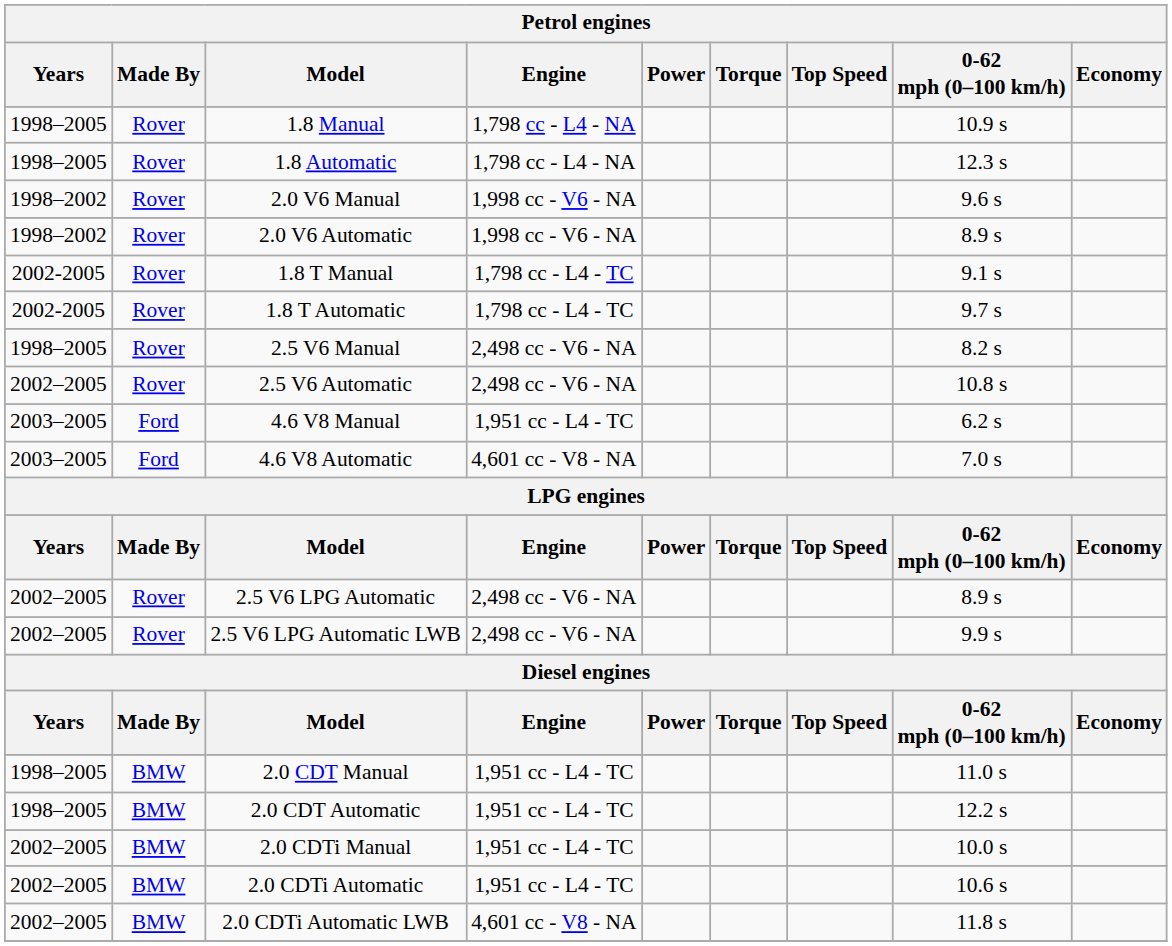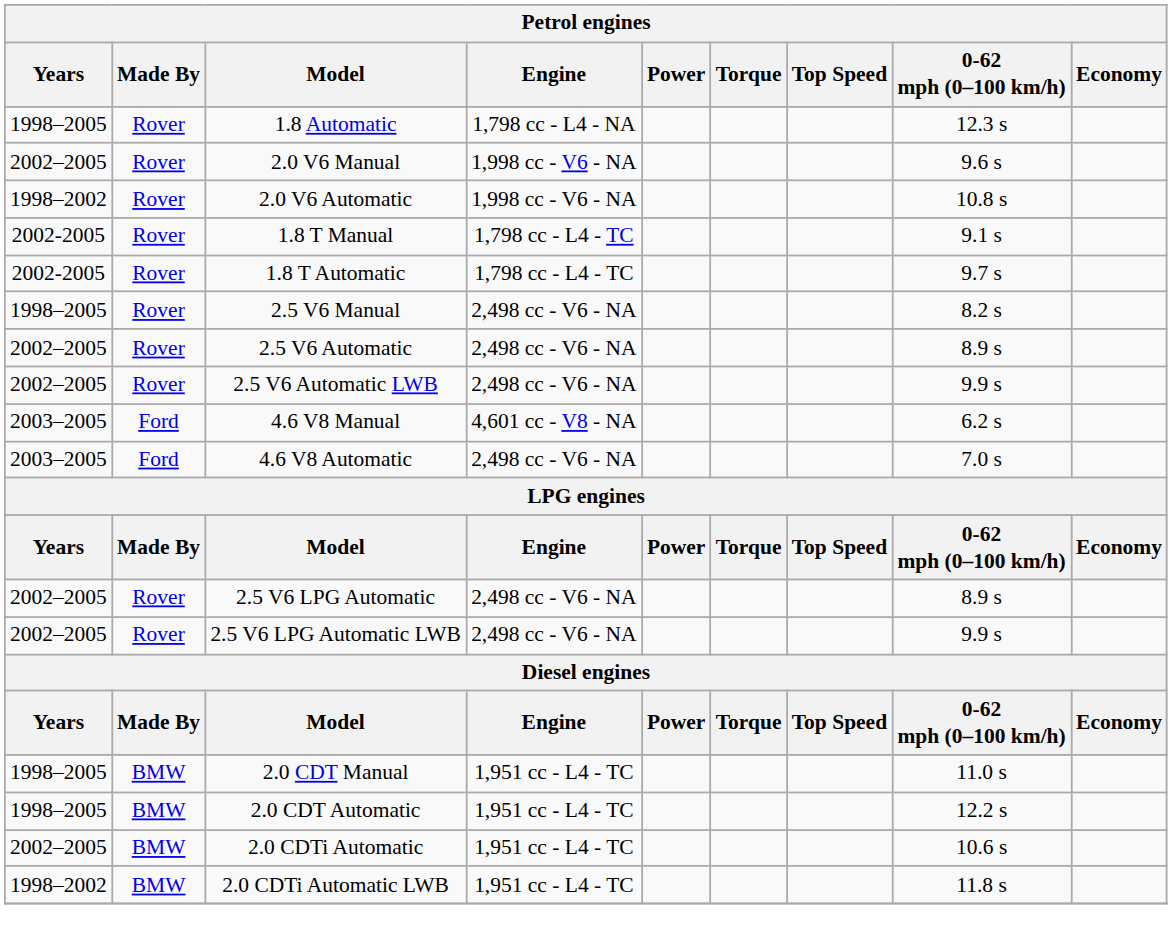- row: (336, 124)
(58, 198) 1998–2002 -> (58, 161) 2002–2005
(982, 235) 8.9 s -> (982, 198) 10.8 s
(982, 384) 10.8 s -> (982, 347) 8.9 s
+ row: (336, 384)
(554, 421) 1,951 cc - L4 - TC -> (554, 421) 4,601 cc - V8 - NA
(554, 459) 4,601 cc - V8 - NA -> (554, 459) 2,498 cc - V6 - NA
- row: (336, 847)
(58, 922) 2002–2005 -> (58, 884) 1998–2002
(554, 922) 4,601 cc - V8 - NA -> (554, 884) 1,951 cc - L4 - TC
